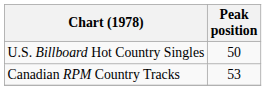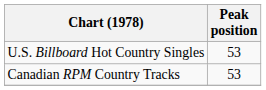(234, 52) 50 -> (234, 52) 53
